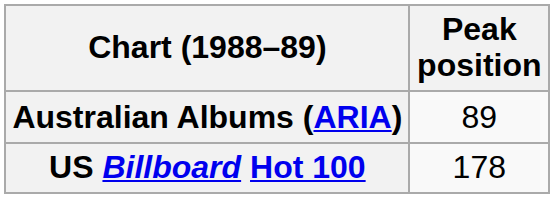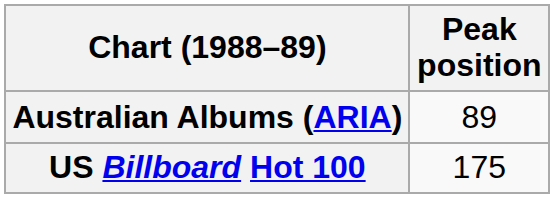(479, 167) 178 -> (479, 167) 175
